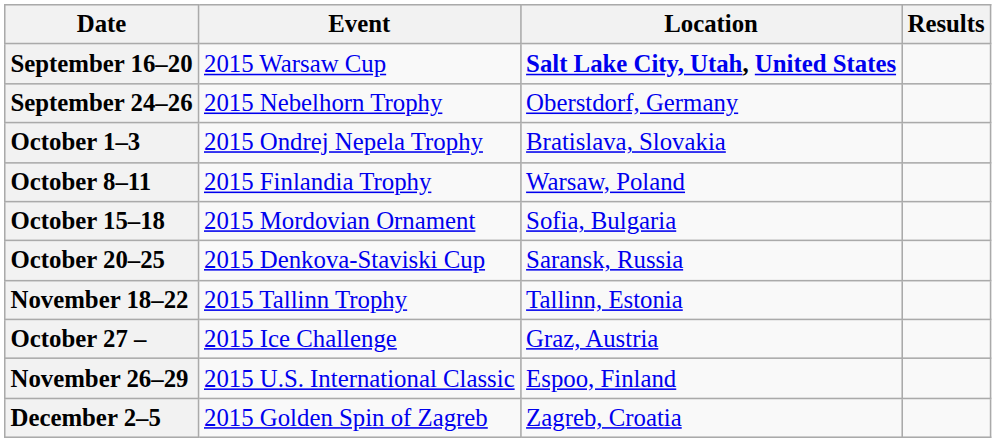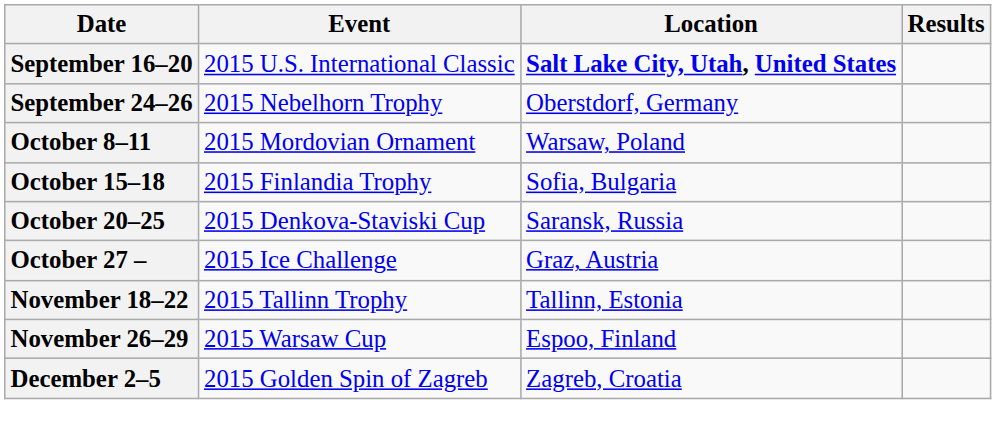(295, 63) 2015 Warsaw Cup -> (359, 63) 2015 U.S. International Classic
- row: (75, 142)
(318, 181) 2015 Finlandia Trophy -> (340, 142) 2015 Mordovian Ornament
(340, 220) 2015 Mordovian Ornament -> (318, 181) 2015 Finlandia Trophy
rows swapped: (78, 338) <-> (99, 299)
(359, 378) 2015 U.S. International Classic -> (295, 338) 2015 Warsaw Cup
